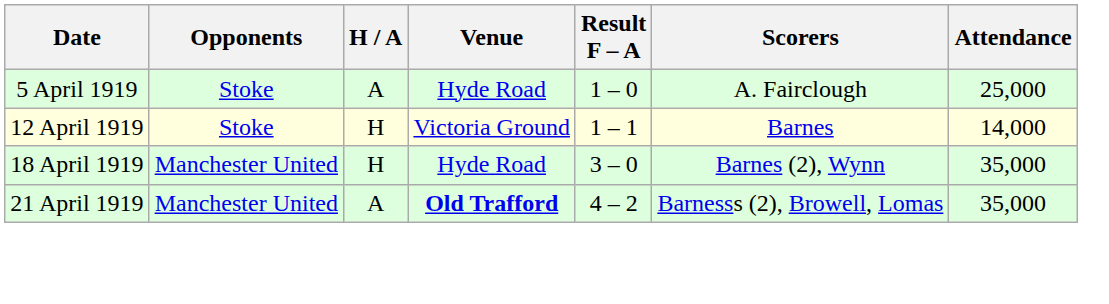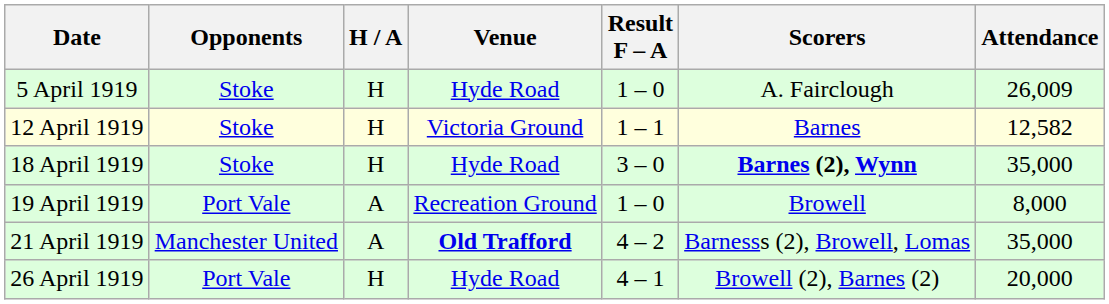(376, 88) A -> (376, 88) H
(1013, 88) 25,000 -> (1040, 88) 26,009
(1013, 126) 14,000 -> (1040, 126) 12,582
(246, 164) Manchester United -> (246, 164) Stoke
(800, 164) normal -> (827, 164) bold
+ row: (77, 202)
+ row: (77, 278)
